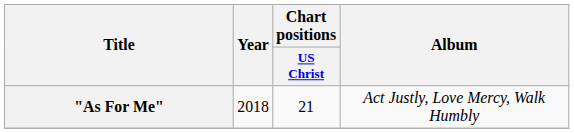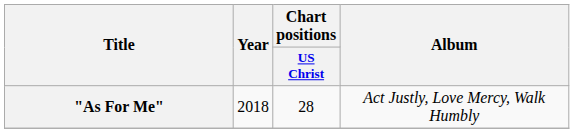(306, 106) 21 -> (306, 106) 28
